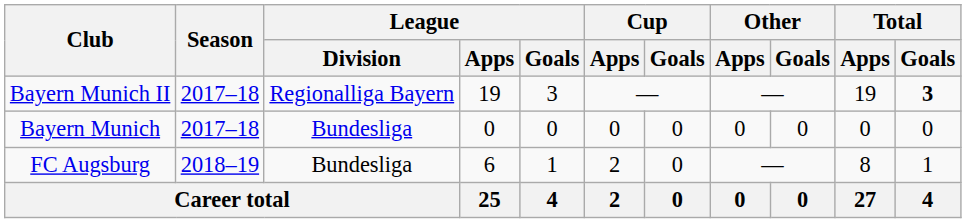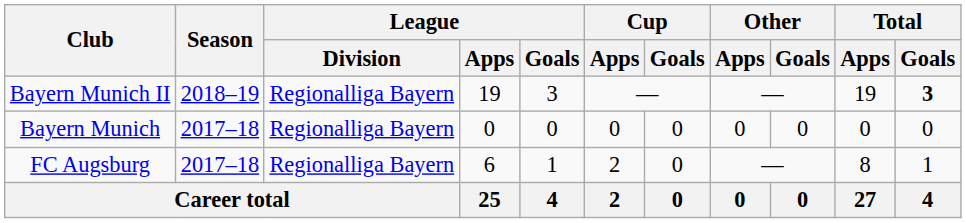(220, 93) 2017–18 -> (220, 93) 2018–19
(362, 128) Bundesliga -> (362, 128) Regionalliga Bayern
(220, 164) 2018–19 -> (220, 164) 2017–18
(362, 164) Bundesliga -> (362, 164) Regionalliga Bayern
